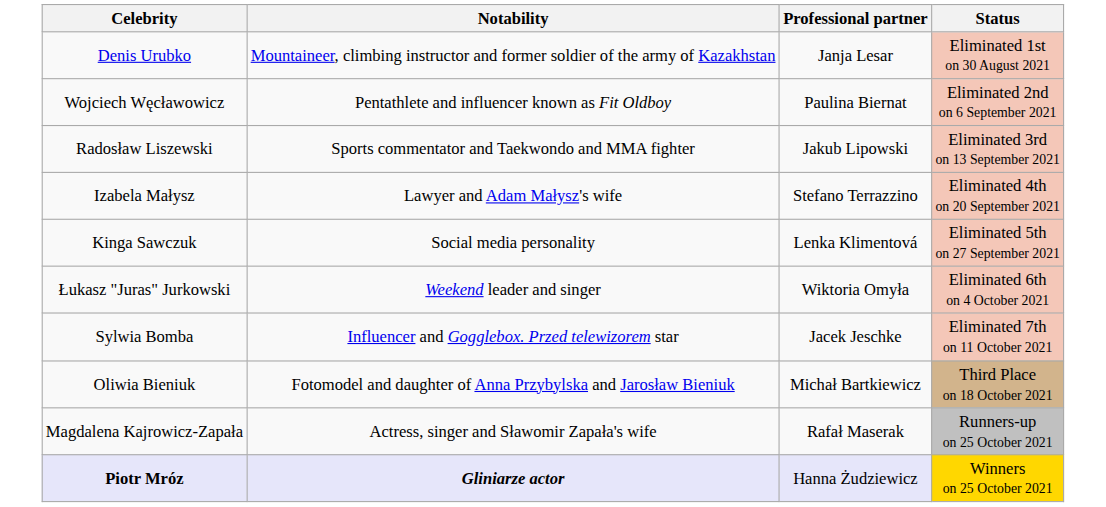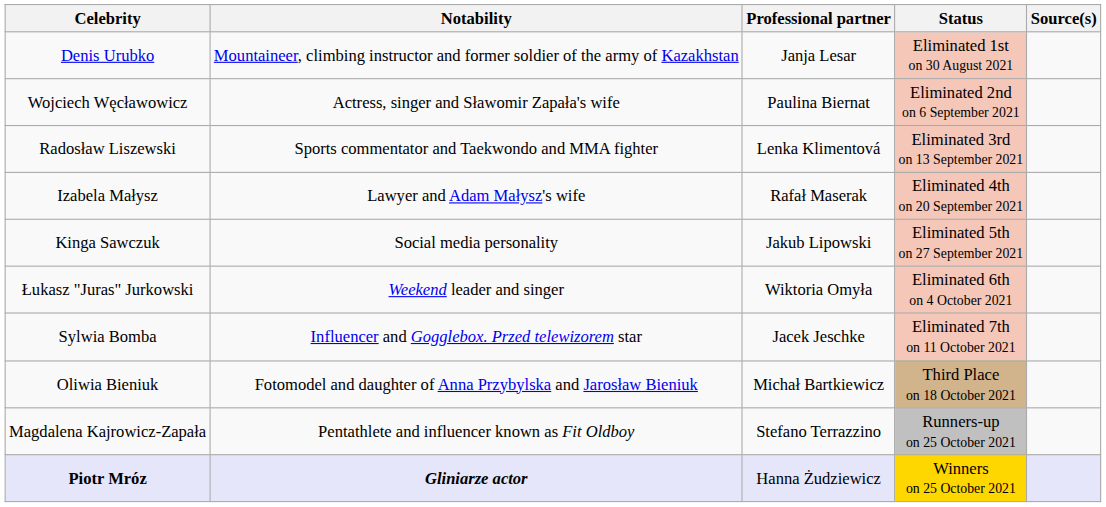+ column: (1064, 18)
(513, 102) Pentathlete and influencer known as Fit Oldboy -> (476, 102) Actress, singer and Sławomir Zapała's wife
(855, 149) Jakub Lipowski -> (819, 149) Lenka Klimentová
(855, 196) Stefano Terrazzino -> (819, 196) Rafał Maserak
(855, 243) Lenka Klimentová -> (819, 243) Jakub Lipowski
(513, 430) Actress, singer and Sławomir Zapała's wife -> (476, 430) Pentathlete and influencer known as Fit Oldboy
(855, 430) Rafał Maserak -> (819, 430) Stefano Terrazzino
